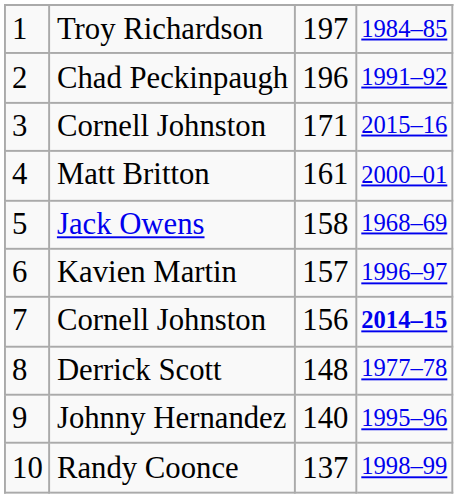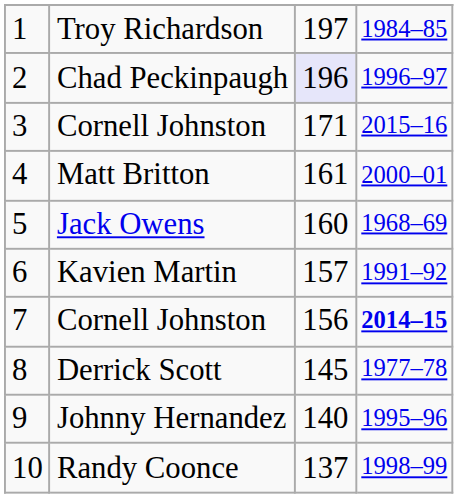(325, 77) no background -> (325, 77) lavender background
(404, 77) 1991–92 -> (404, 77) 1996–97
(325, 223) 158 -> (325, 223) 160
(404, 272) 1996–97 -> (404, 272) 1991–92
(325, 369) 148 -> (325, 369) 145
